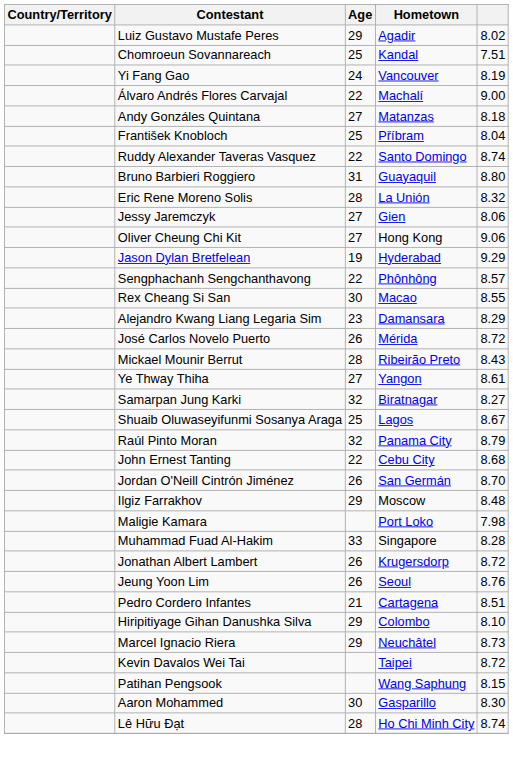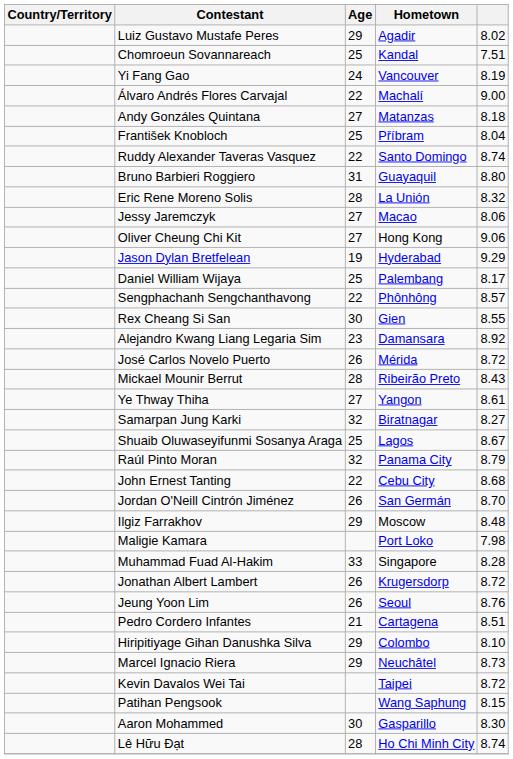(392, 217) Gien -> (398, 217) Macao
+ row: (179, 278)
(398, 298) Macao -> (392, 319) Gien
(493, 319) 8.29 -> (493, 339) 8.92
